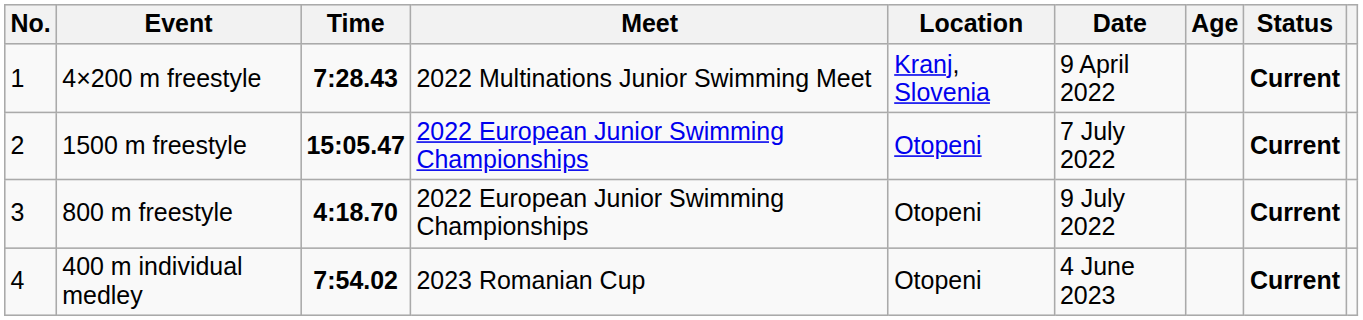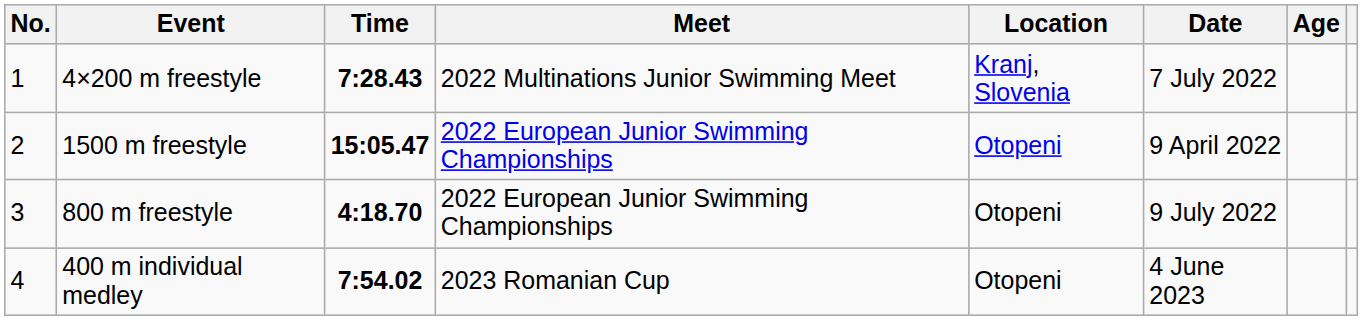- column: (1295, 24)
(1095, 77) 9 April 2022 -> (1213, 77) 7 July 2022
(1092, 145) 7 July 2022 -> (1215, 145) 9 April 2022
